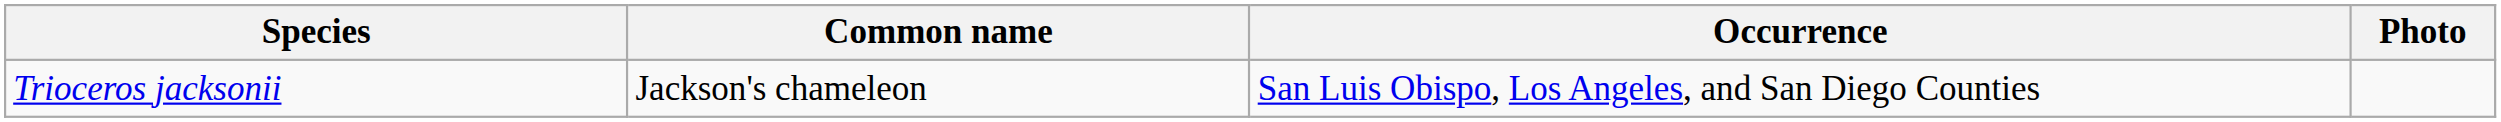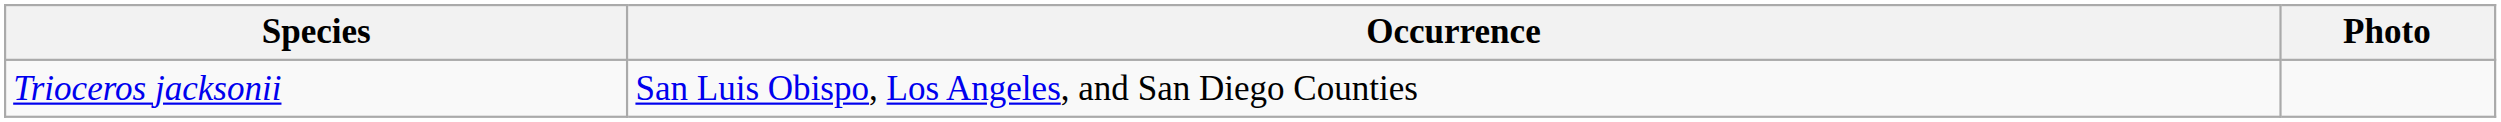- column: (938, 32)
